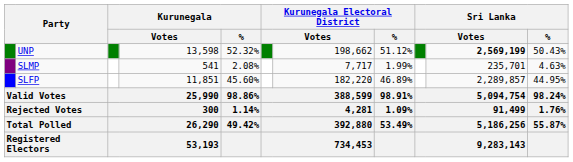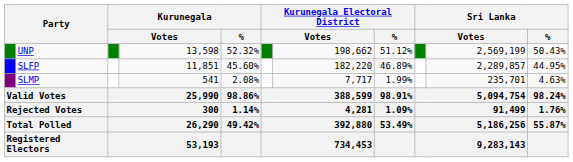(501, 51) bold -> (501, 51) normal
rows swapped: (28, 80) <-> (28, 66)
